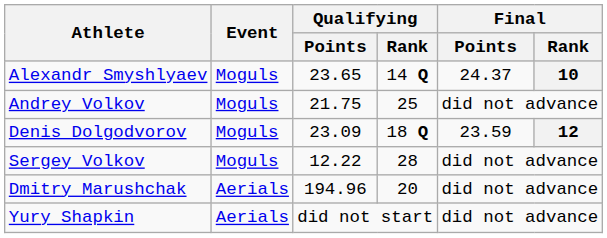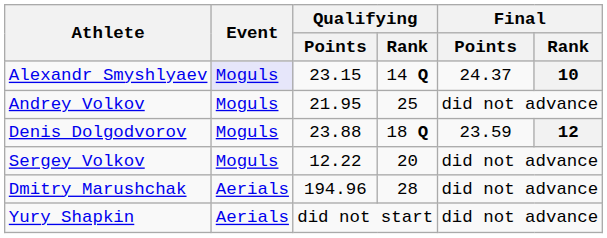(247, 76) no background -> (247, 76) lavender background
(335, 76) 23.65 -> (335, 76) 23.15
(335, 104) 21.75 -> (335, 104) 21.95
(335, 132) 23.09 -> (335, 132) 23.88
(407, 161) 28 -> (407, 161) 20
(407, 189) 20 -> (407, 189) 28
